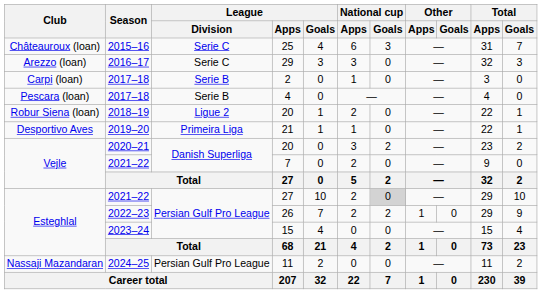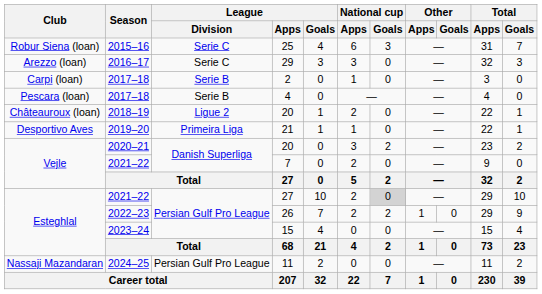(55, 46) Châteauroux (loan) -> (55, 46) Robur Siena (loan)
(55, 113) Robur Siena (loan) -> (55, 113) Châteauroux (loan)
